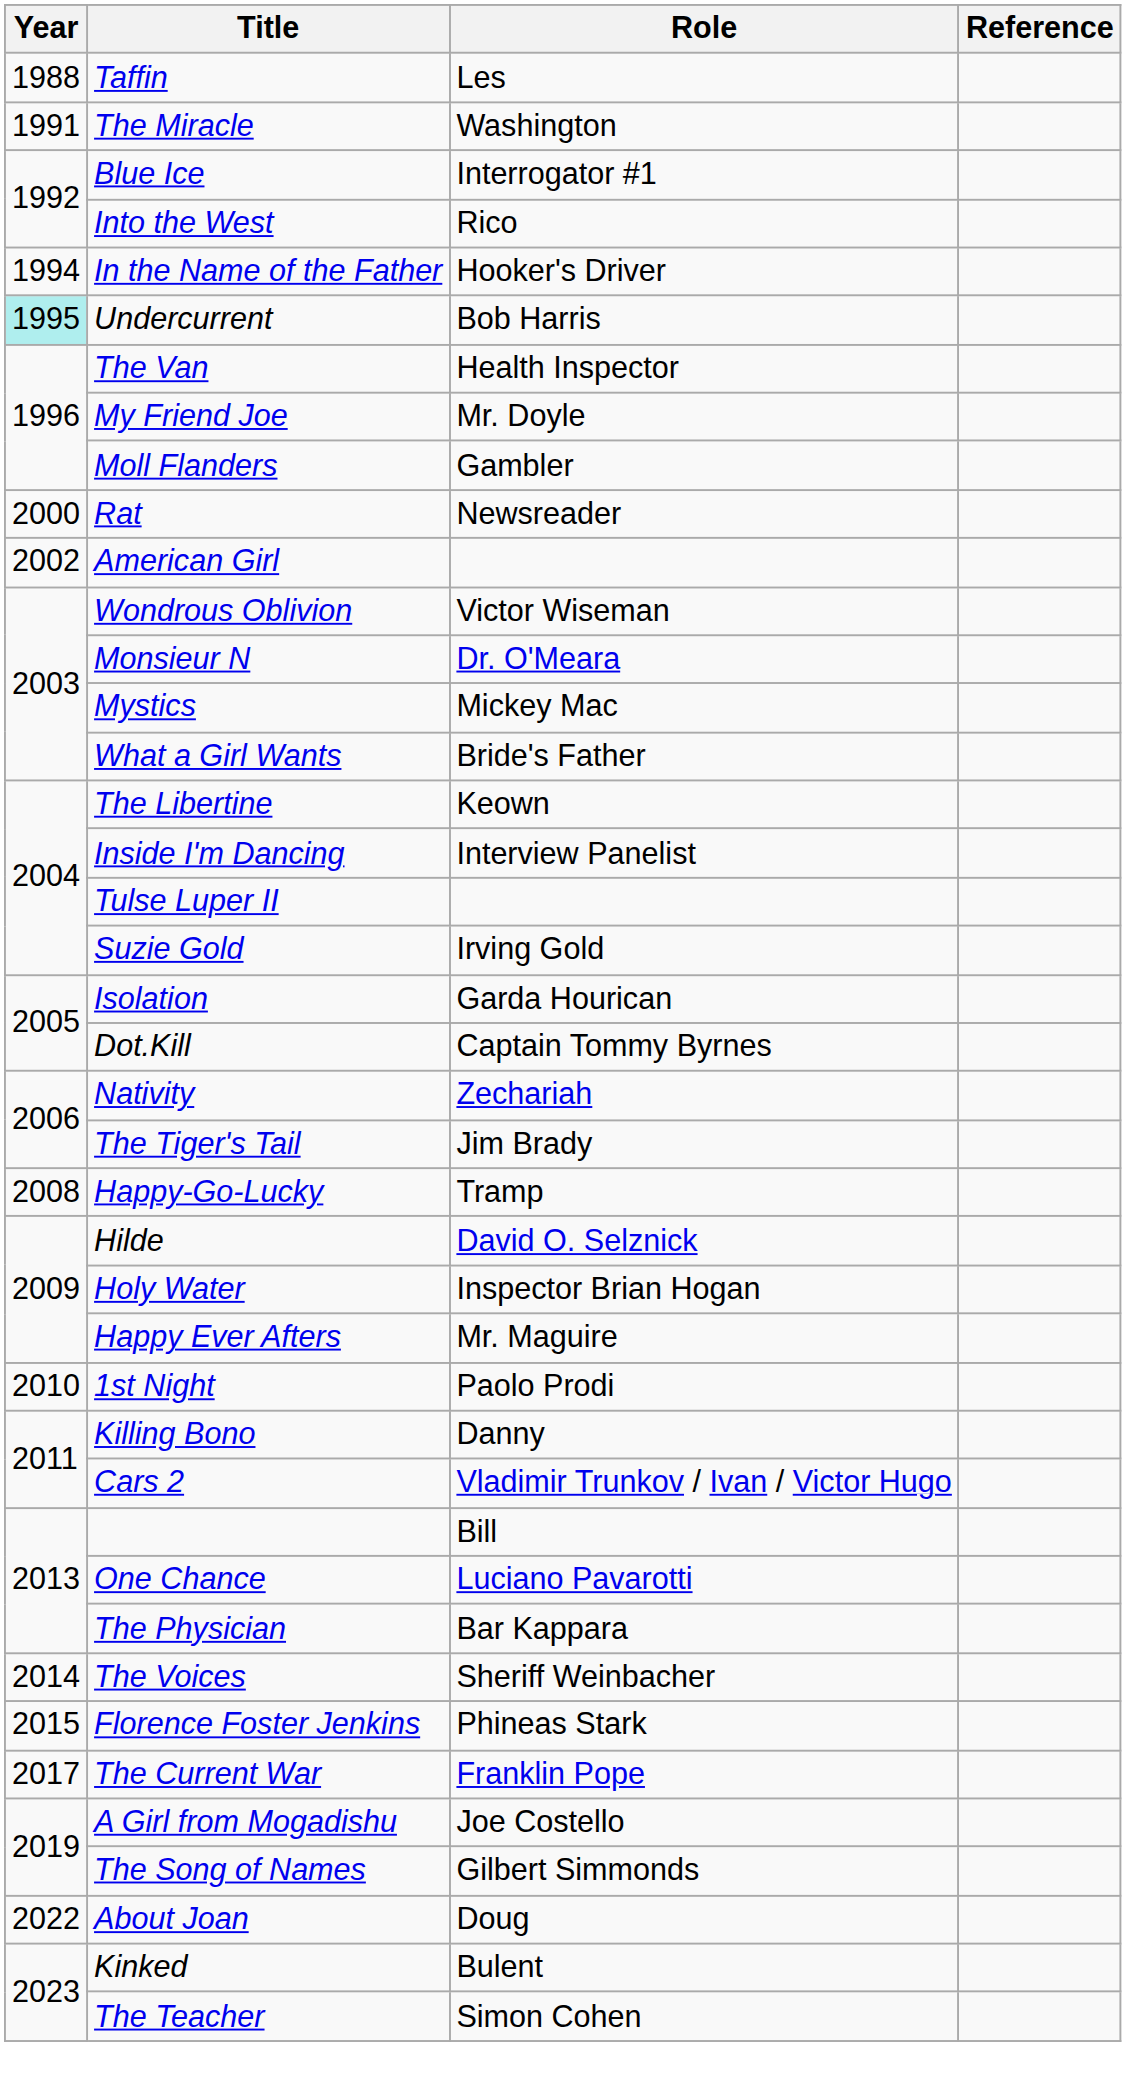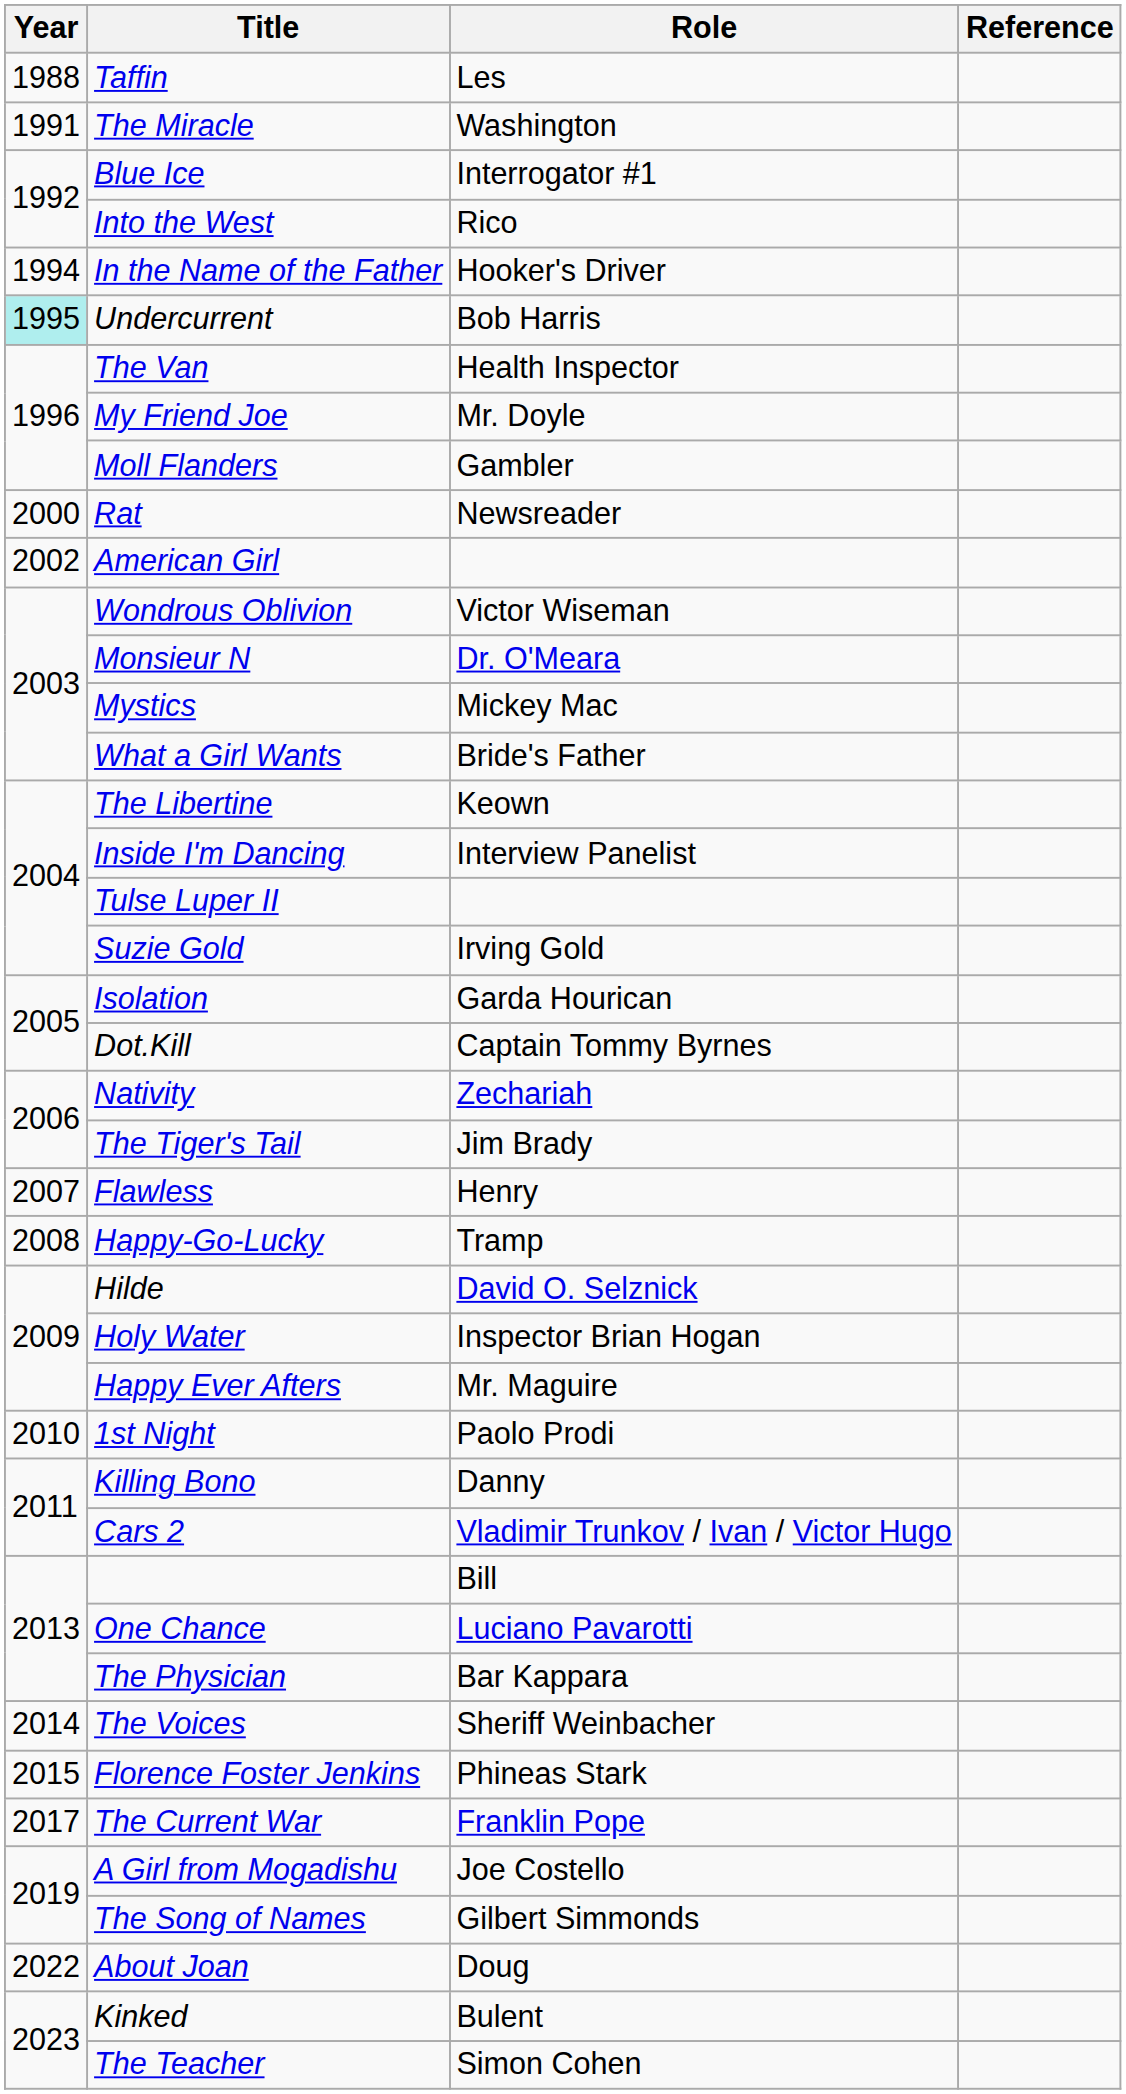+ row: (154, 1191)
